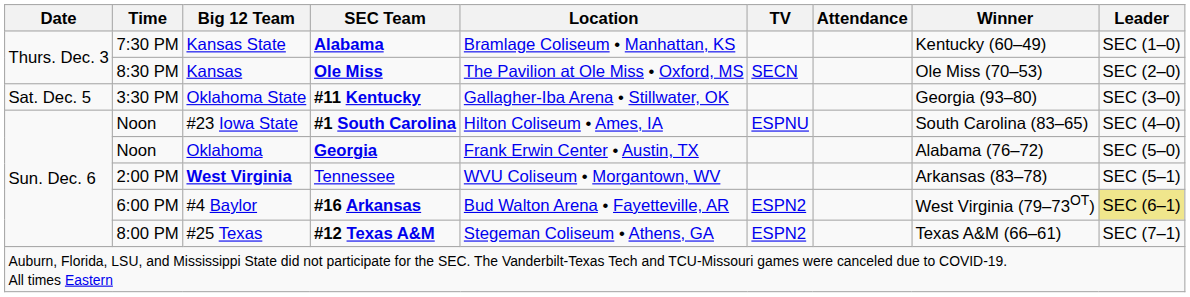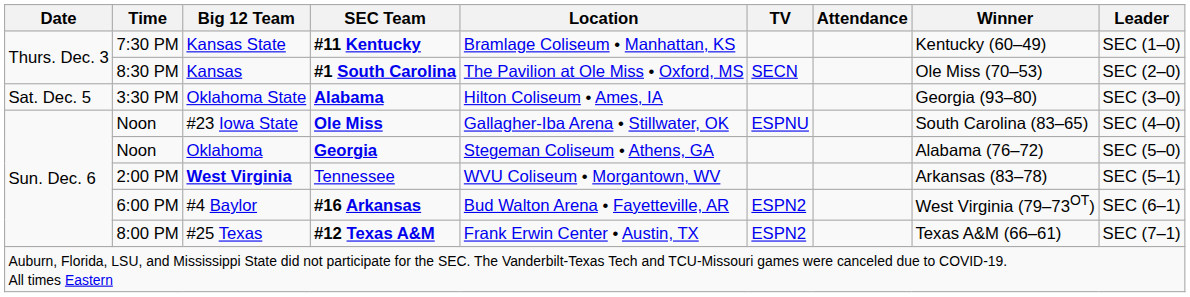(349, 44) Alabama -> (367, 44) #11 Kentucky
(348, 71) Ole Miss -> (385, 71) #1 South Carolina
(367, 97) #11 Kentucky -> (349, 97) Alabama
(596, 97) Gallagher-Iba Arena • Stillwater, OK -> (563, 97) Hilton Coliseum • Ames, IA
(385, 124) #1 South Carolina -> (348, 124) Ole Miss
(563, 124) Hilton Coliseum • Ames, IA -> (596, 124) Gallagher-Iba Arena • Stillwater, OK
(581, 150) Frank Erwin Center • Austin, TX -> (589, 150) Stegeman Coliseum • Athens, GA
(1142, 205) khaki background -> (1142, 205) no background
(589, 233) Stegeman Coliseum • Athens, GA -> (581, 233) Frank Erwin Center • Austin, TX
